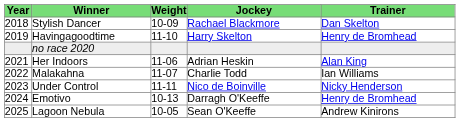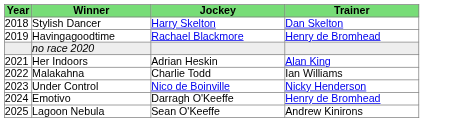- column: (169, 11)
(233, 23) Rachael Blackmore -> (184, 23) Harry Skelton
(220, 36) Harry Skelton -> (197, 36) Rachael Blackmore
